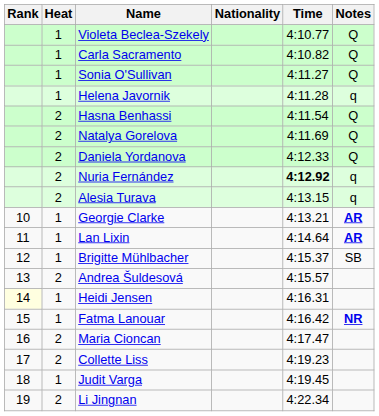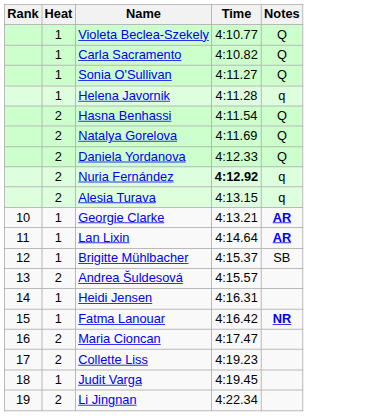- column: (248, 14)
(23, 298) lightyellow background -> (23, 298) no background
